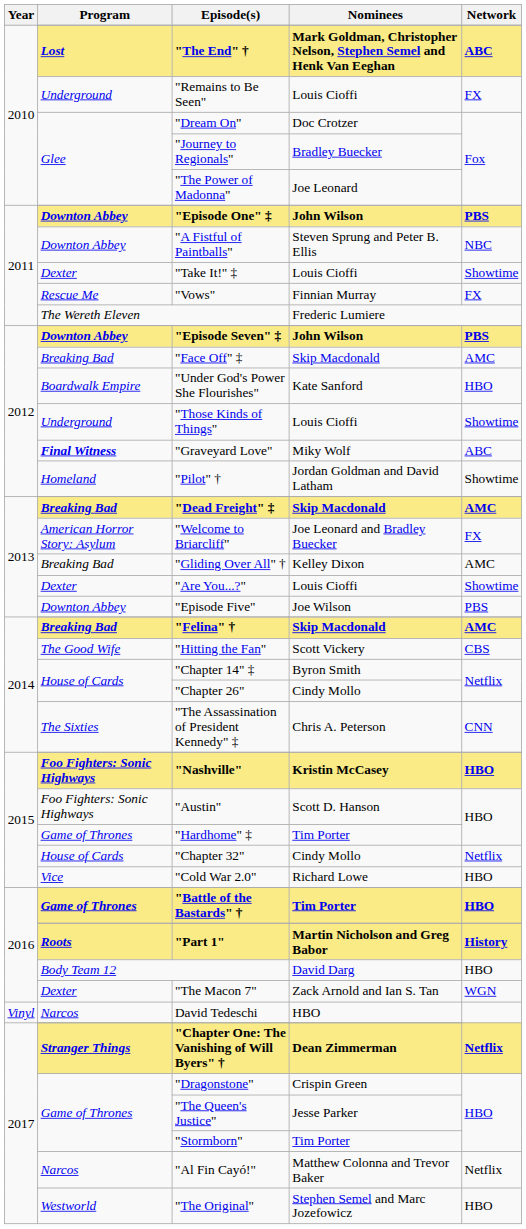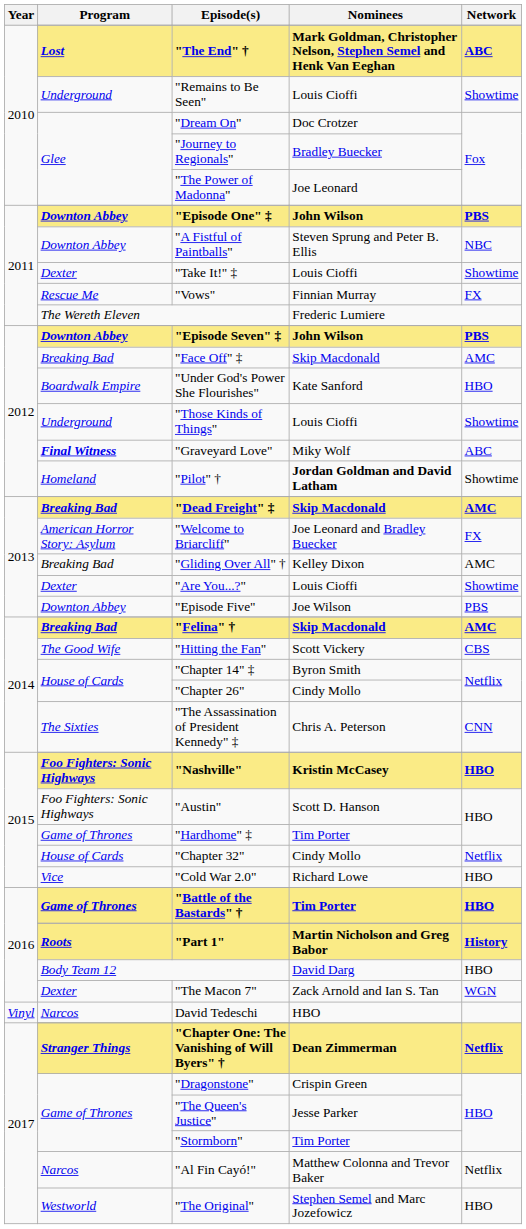(473, 94) FX -> (491, 94) Showtime
(366, 479) normal -> (372, 479) bold
